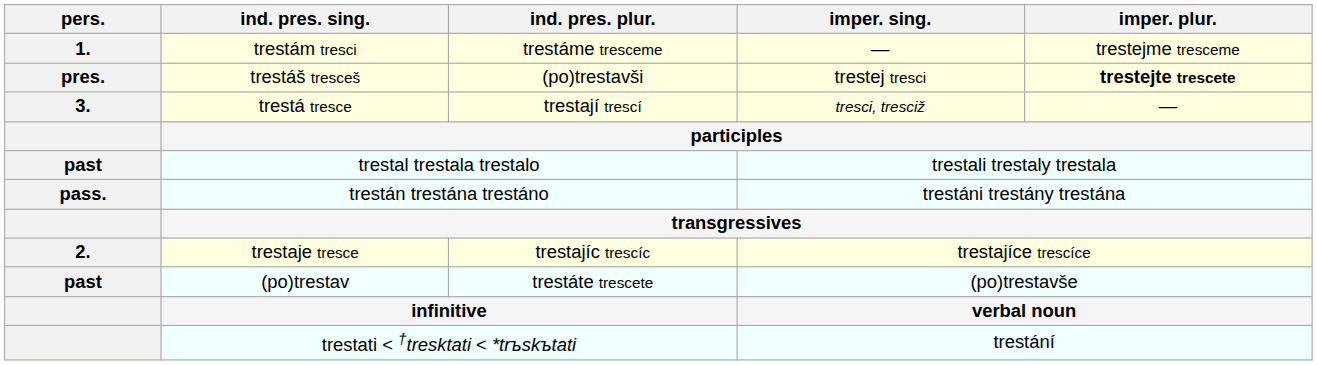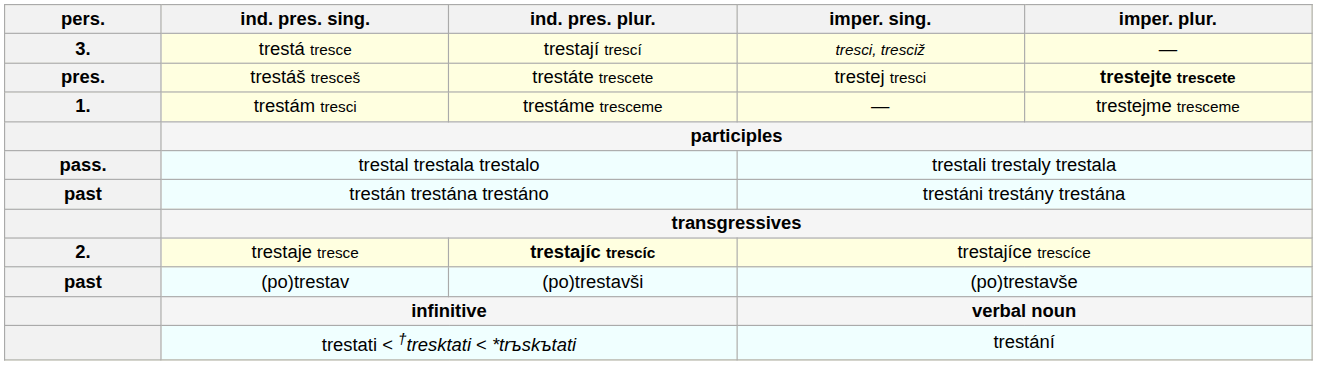rows swapped: (305, 48) <-> (305, 106)
(593, 77) (po)trestavši -> (593, 77) trestáte trescete
(83, 164) past -> (83, 164) pass.
(83, 194) pass. -> (83, 194) past
(593, 252) normal -> (593, 252) bold
(593, 281) trestáte trescete -> (593, 281) (po)trestavši
